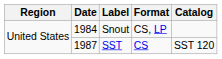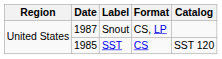(86, 29) 1984 -> (86, 29) 1987
(86, 45) 1987 -> (86, 45) 1985
